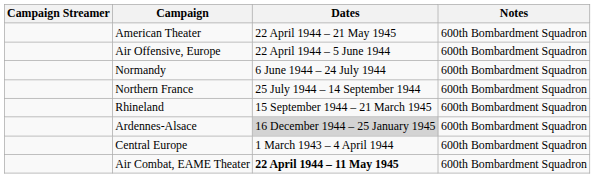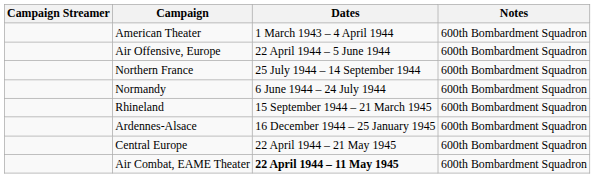(326, 32) 22 April 1944 – 21 May 1945 -> (324, 32) 1 March 1943 – 4 April 1944
rows swapped: (141, 70) <-> (154, 88)
(345, 126) lightgrey background -> (345, 126) no background
(324, 145) 1 March 1943 – 4 April 1944 -> (326, 145) 22 April 1944 – 21 May 1945
